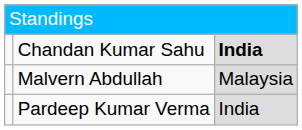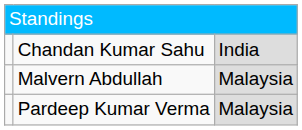(240, 49) bold -> (239, 49) normal
(239, 109) India -> (256, 109) Malaysia
